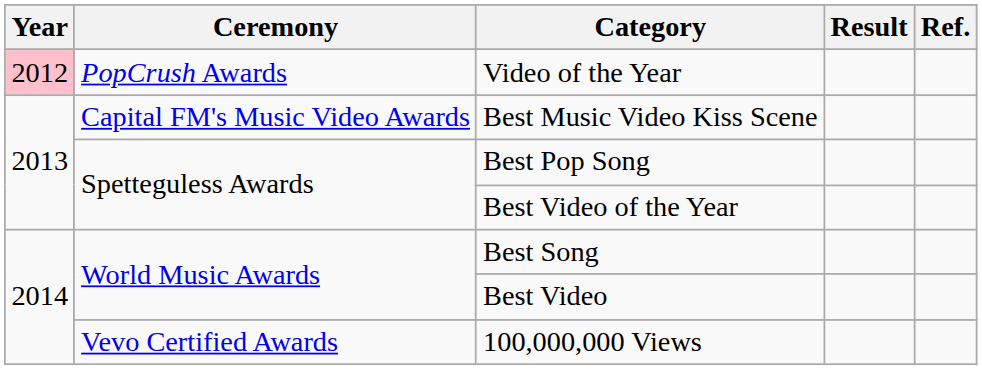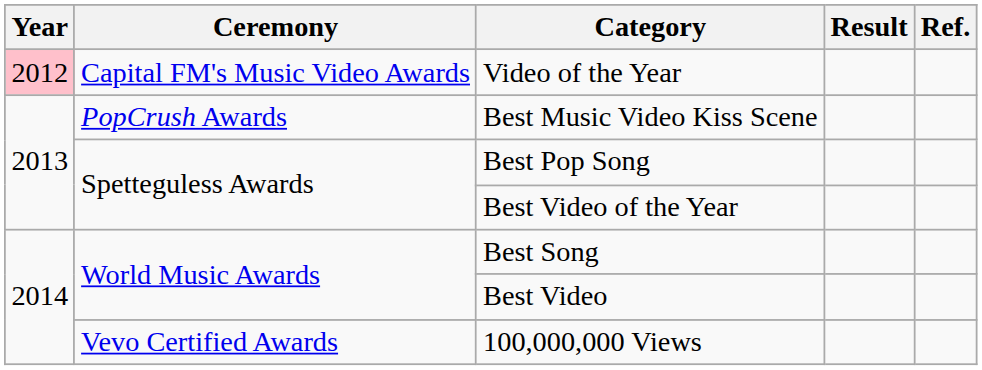(184, 71) PopCrush Awards -> (276, 71) Capital FM's Music Video Awards
(276, 116) Capital FM's Music Video Awards -> (184, 116) PopCrush Awards
